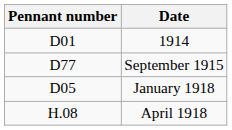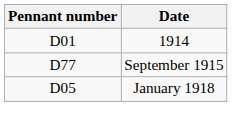- row: (174, 112)
